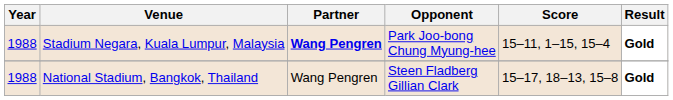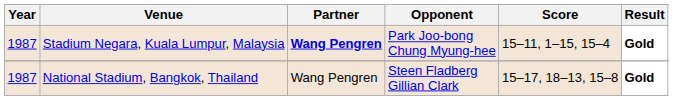(22, 43) 1988 -> (22, 43) 1987
(22, 78) 1988 -> (22, 78) 1987
